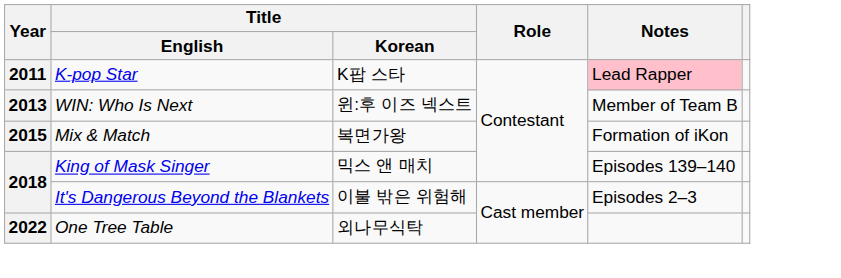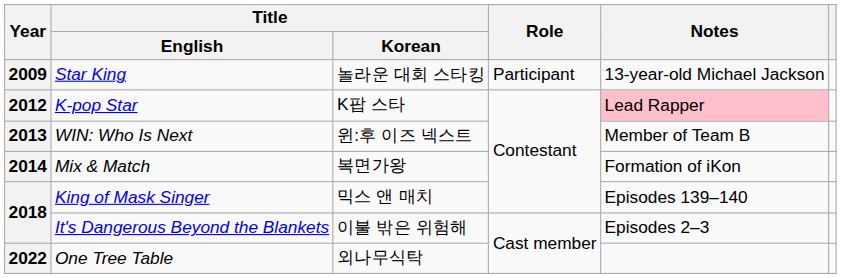+ row: (90, 74)
(28, 74) 2011 -> (28, 105) 2012
(28, 135) 2015 -> (28, 166) 2014
